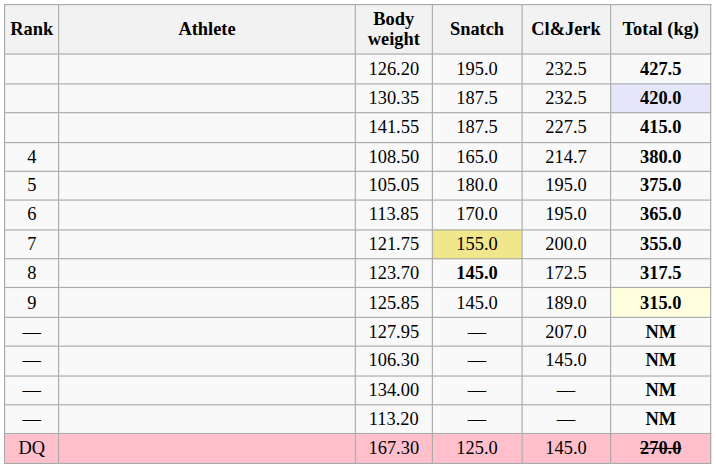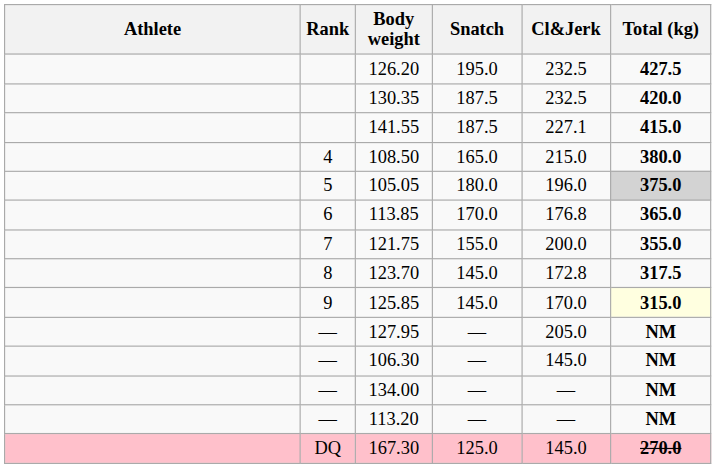columns swapped: (32, 29) <-> (207, 29)
(661, 98) lavender background -> (661, 98) no background
(566, 127) 227.5 -> (566, 127) 227.1
(566, 156) 214.7 -> (566, 156) 215.0
(566, 185) 195.0 -> (566, 185) 196.0
(661, 185) no background -> (661, 185) lightgrey background
(566, 214) 195.0 -> (566, 214) 176.8
(477, 244) khaki background -> (477, 244) no background
(477, 273) bold -> (477, 273) normal
(566, 273) 172.5 -> (566, 273) 172.8
(566, 302) 189.0 -> (566, 302) 170.0
(566, 331) 207.0 -> (566, 331) 205.0
